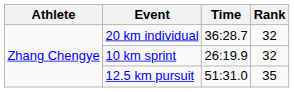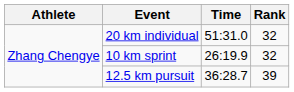(226, 35) 36:28.7 -> (226, 35) 51:31.0
(226, 76) 51:31.0 -> (226, 76) 36:28.7
(270, 76) 35 -> (270, 76) 39
